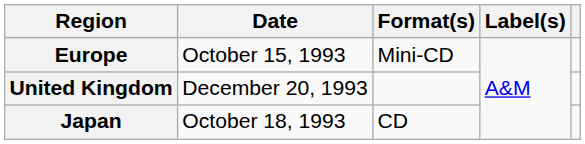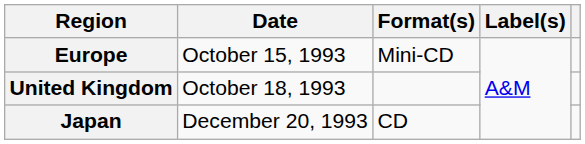(275, 88) December 20, 1993 -> (264, 88) October 18, 1993
(264, 121) October 18, 1993 -> (275, 121) December 20, 1993
